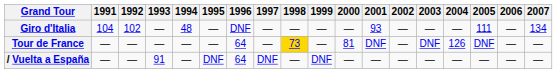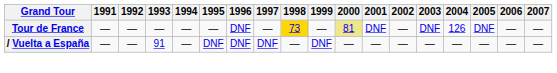- row: (48, 28)
(240, 44) 64 -> (240, 28) DNF
(349, 44) no background -> (349, 28) khaki background
(240, 60) 64 -> (240, 44) DNF
